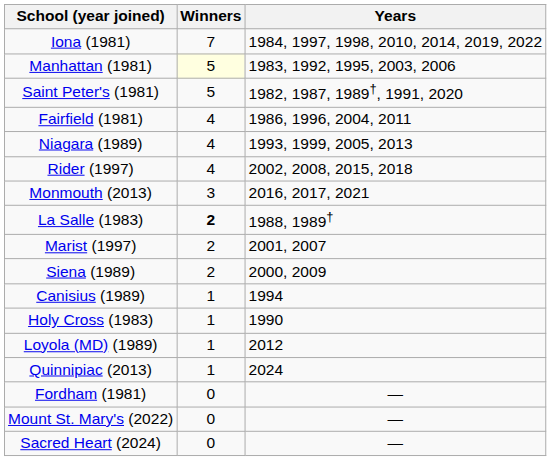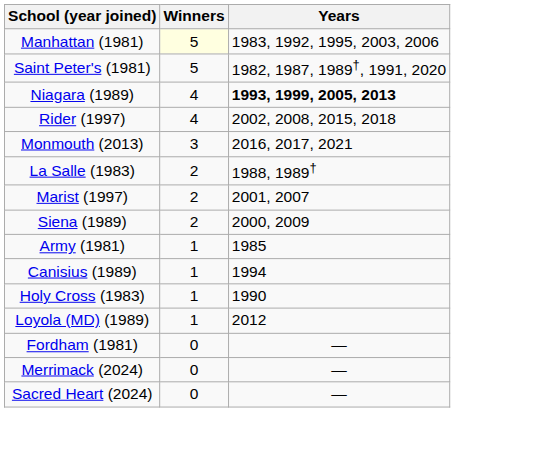- row: (91, 41)
- row: (91, 119)
(331, 144) normal -> (314, 94) bold
(211, 220) bold -> (194, 170) normal
+ row: (82, 246)
- row: (91, 369)
+ row: (82, 369)
- row: (91, 419)
